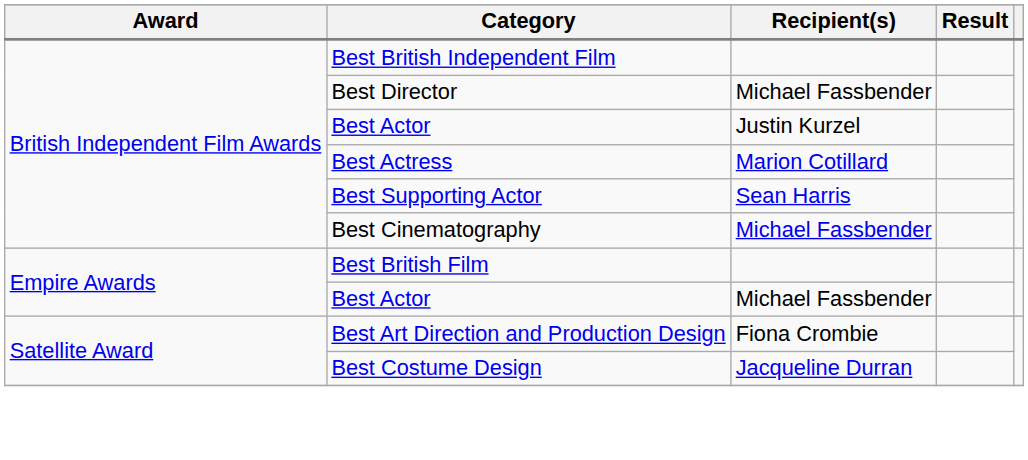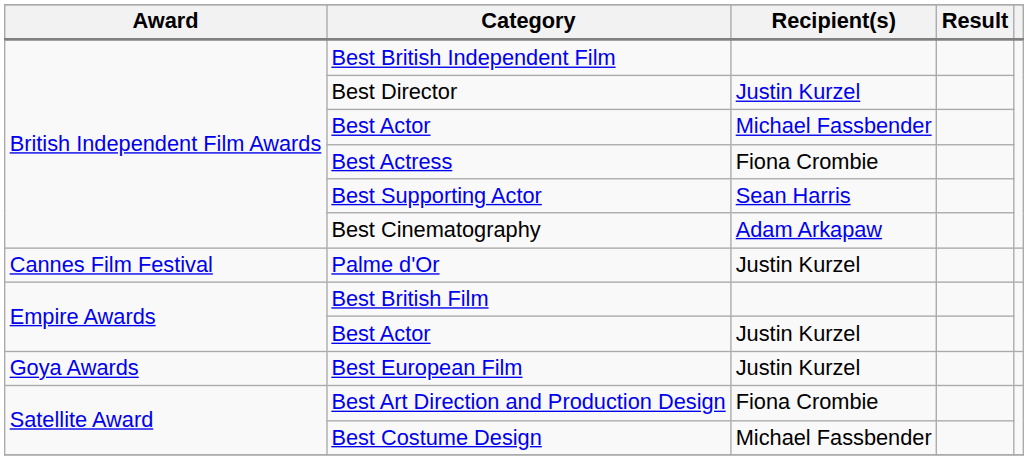(834, 92) Michael Fassbender -> (798, 92) Justin Kurzel
(798, 126) Justin Kurzel -> (834, 126) Michael Fassbender
(812, 161) Marion Cotillard -> (807, 161) Fiona Crombie
(834, 230) Michael Fassbender -> (809, 230) Adam Arkapaw
+ row: (111, 264)
(834, 299) Michael Fassbender -> (798, 333) Justin Kurzel
+ row: (74, 368)
(824, 368) Jacqueline Durran -> (834, 437) Michael Fassbender
